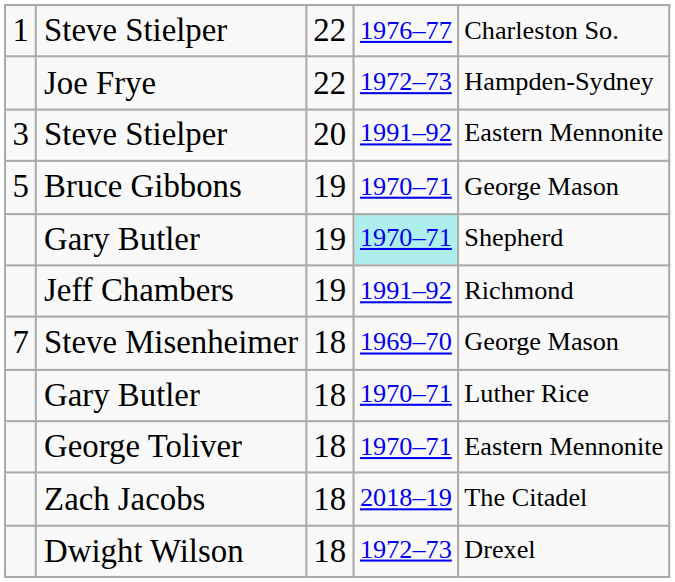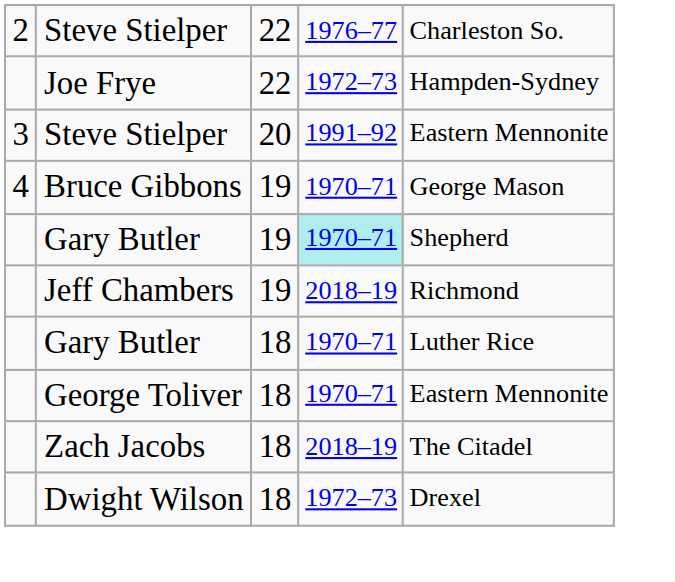(21, 30) 1 -> (21, 30) 2
(21, 186) 5 -> (21, 186) 4
(406, 290) 1991–92 -> (351, 290) 2018–19
- row: (171, 342)
